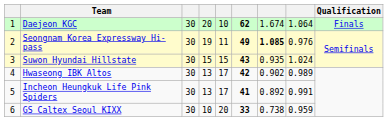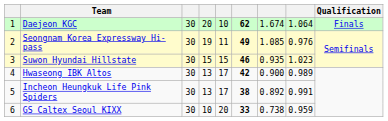(272, 42) bold -> (272, 42) normal
(245, 60) 43 -> (245, 60) 46
(300, 60) 1.024 -> (300, 60) 1.023
(272, 74) 0.902 -> (272, 74) 0.900
(245, 92) 41 -> (245, 92) 38
